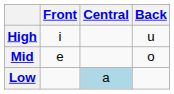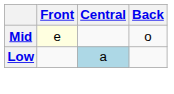- row: (22, 36)
(60, 57) no background -> (57, 36) lightyellow background
